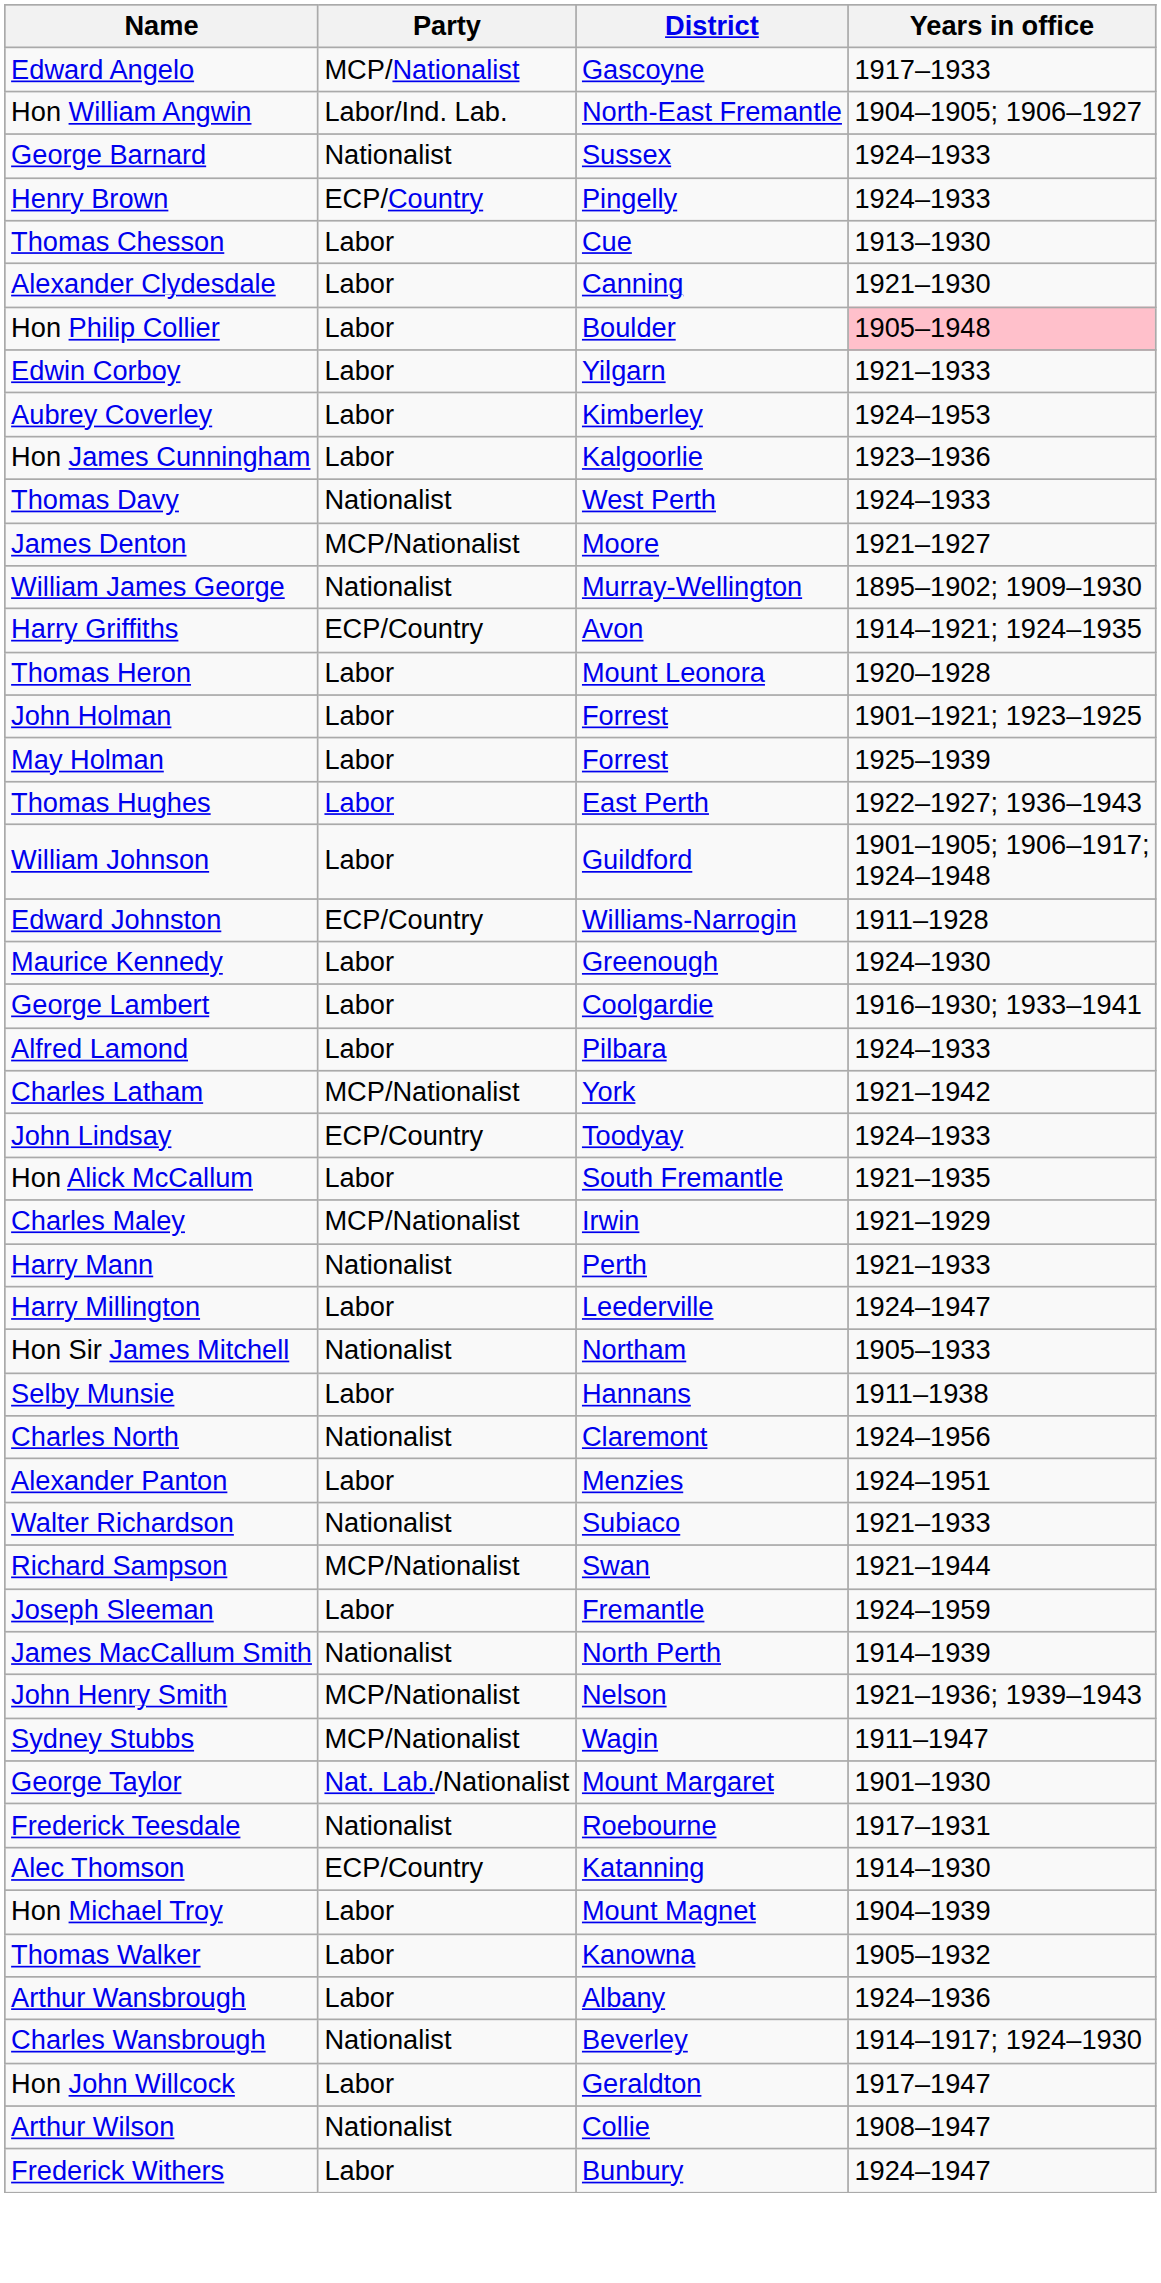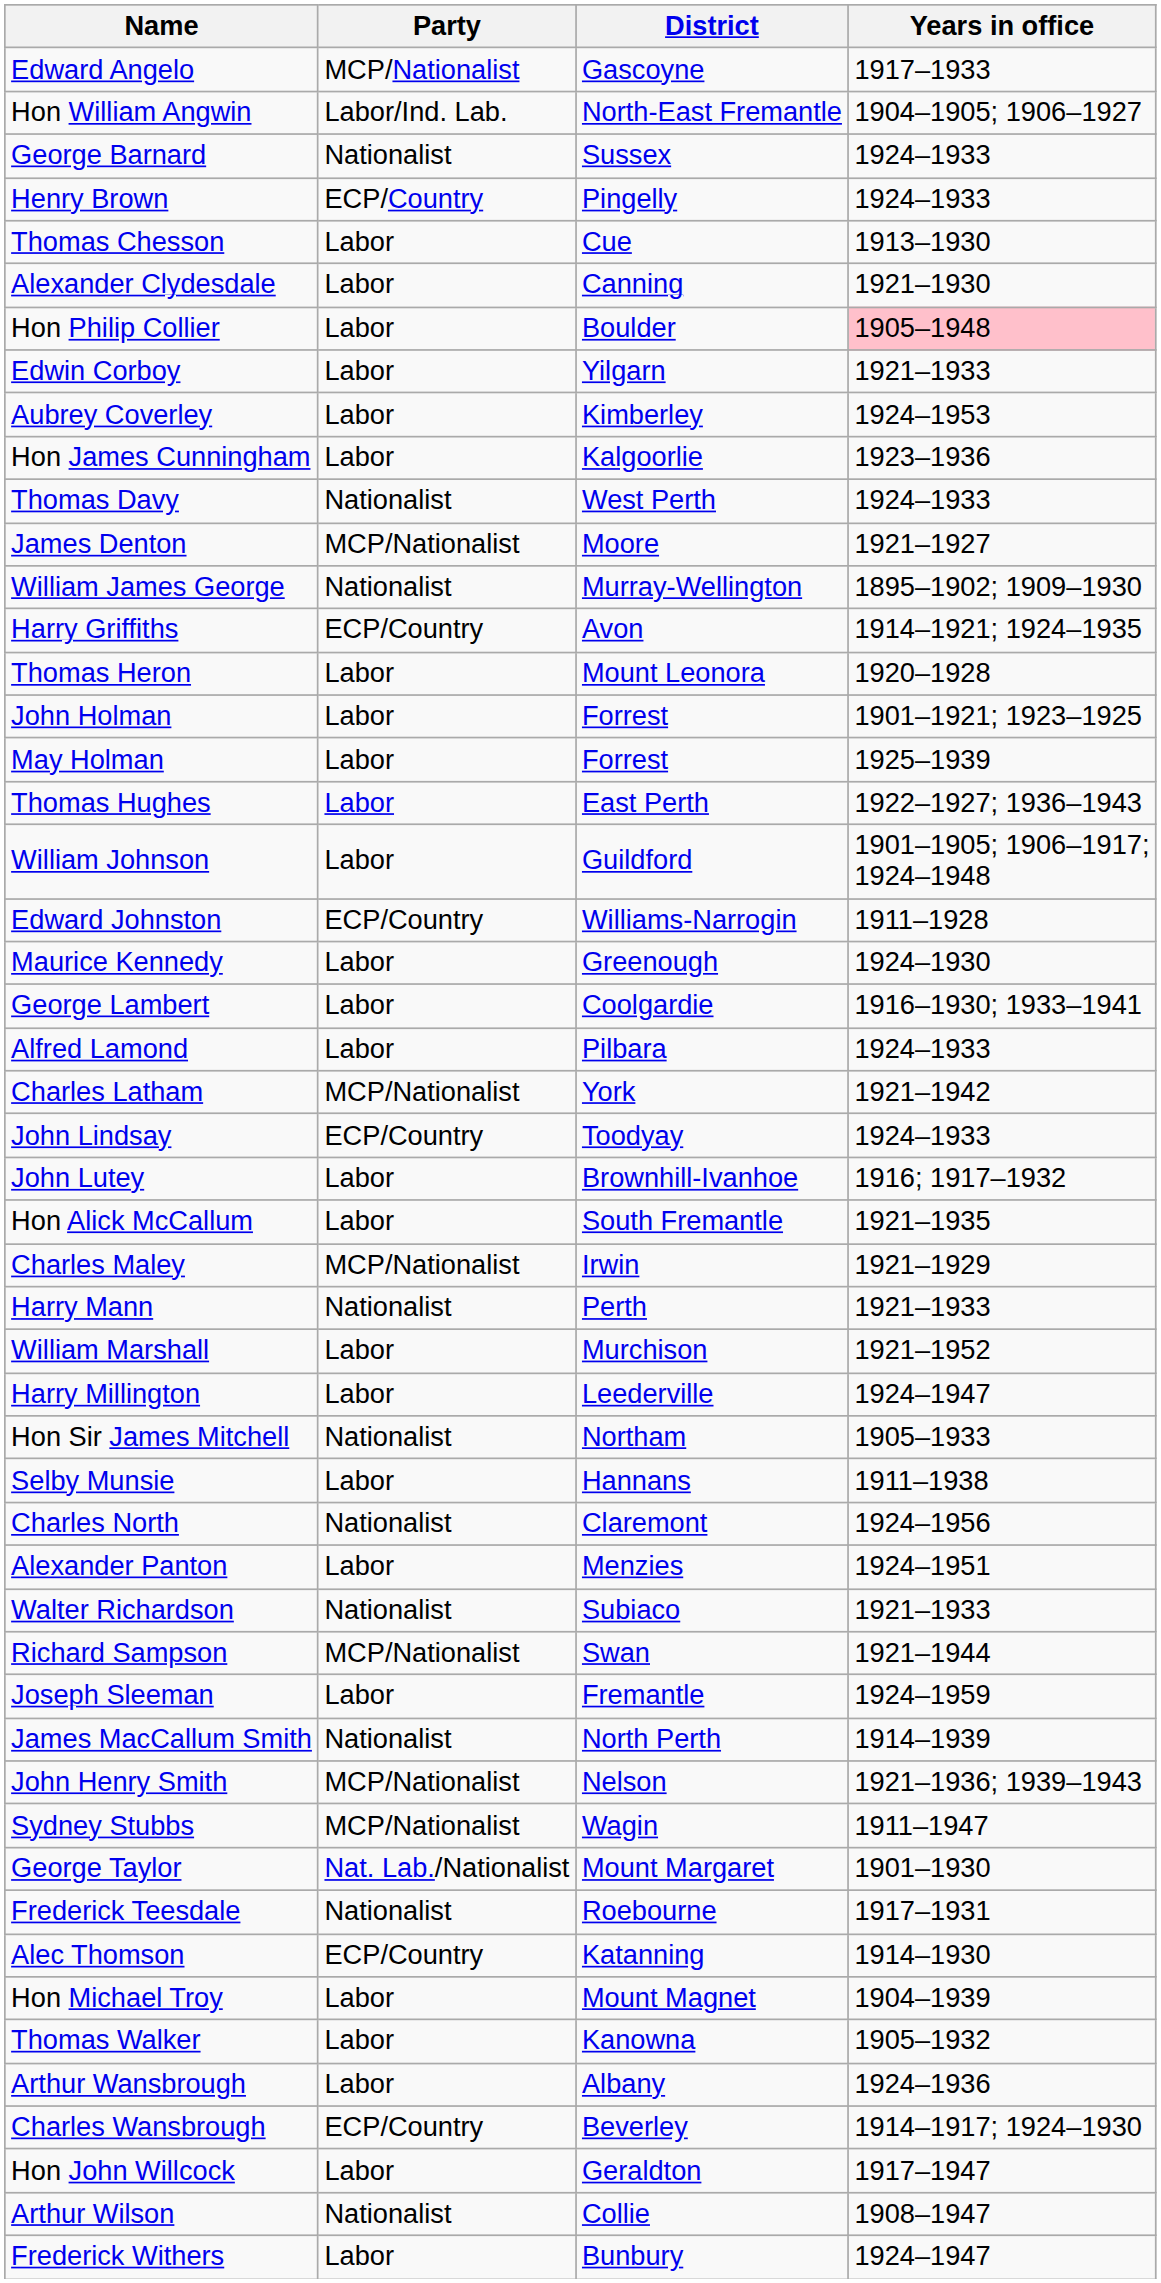+ row: (78, 1178)
+ row: (110, 1350)
(388, 2040) Nationalist -> (404, 2127) ECP/Country
